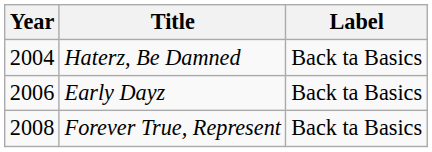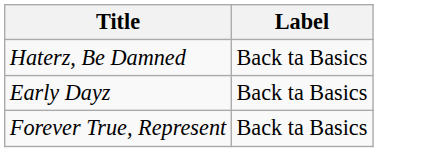- column: (32, 22)
